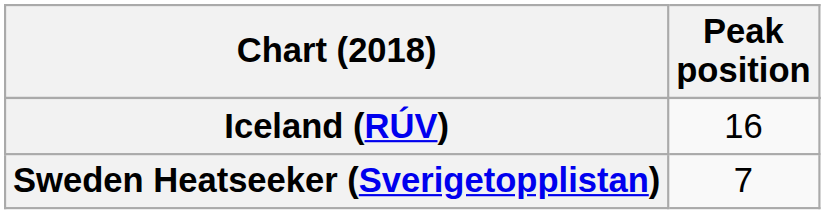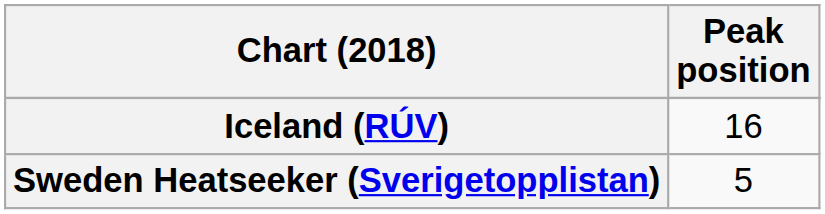(743, 180) 7 -> (743, 180) 5
